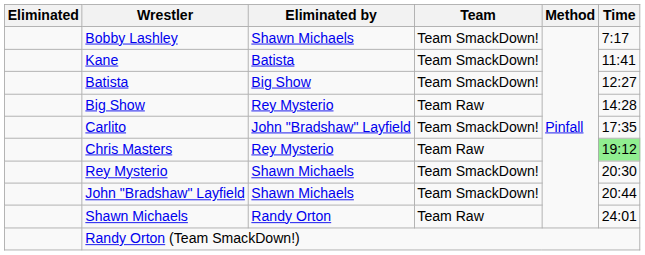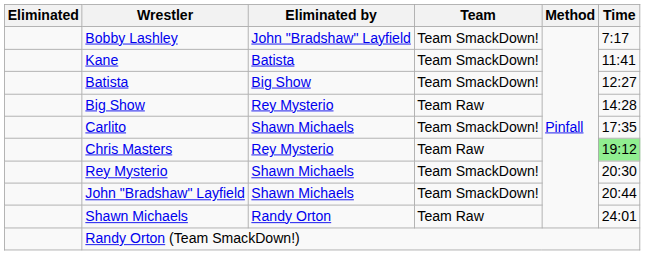(303, 37) Shawn Michaels -> (331, 37) John "Bradshaw" Layfield
(331, 127) John "Bradshaw" Layfield -> (303, 127) Shawn Michaels
